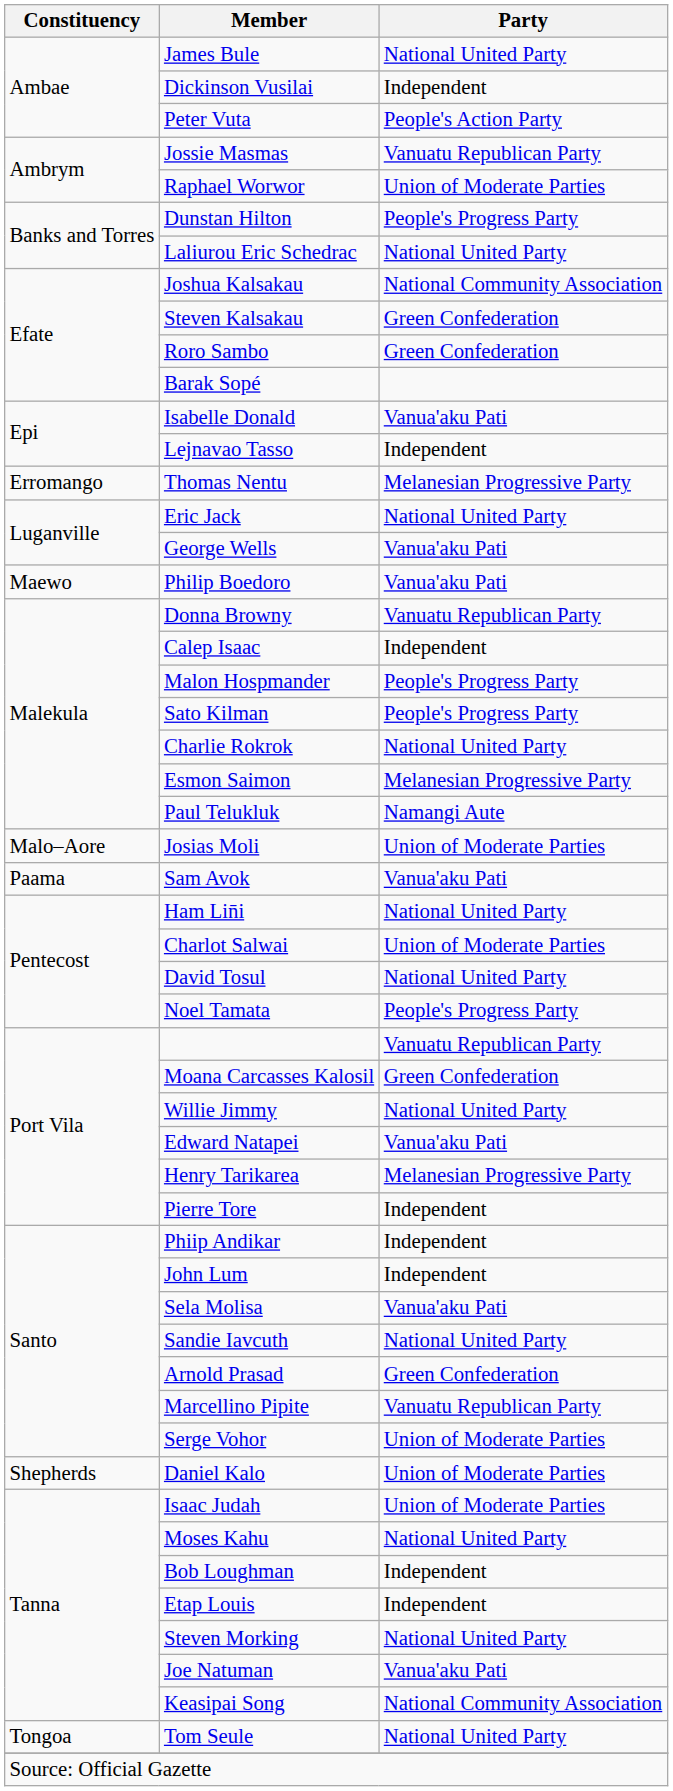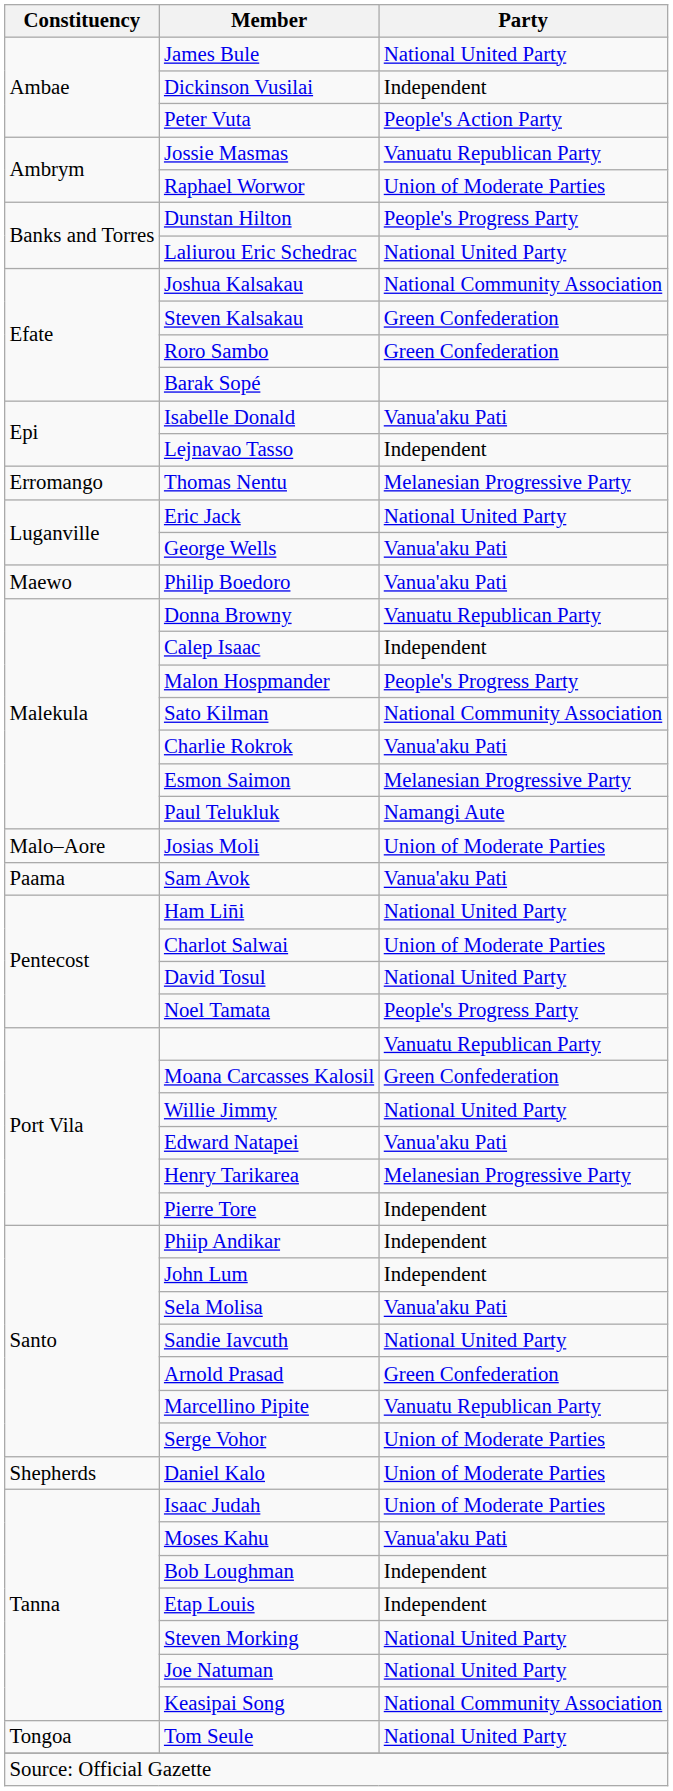(481, 713) People's Progress Party -> (523, 713) National Community Association
(475, 746) National United Party -> (445, 746) Vanua'aku Pati
(475, 1538) National United Party -> (445, 1538) Vanua'aku Pati
(445, 1670) Vanua'aku Pati -> (475, 1670) National United Party
